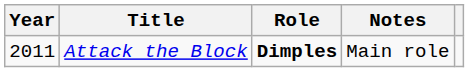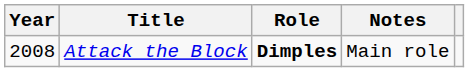(32, 51) 2011 -> (32, 51) 2008
